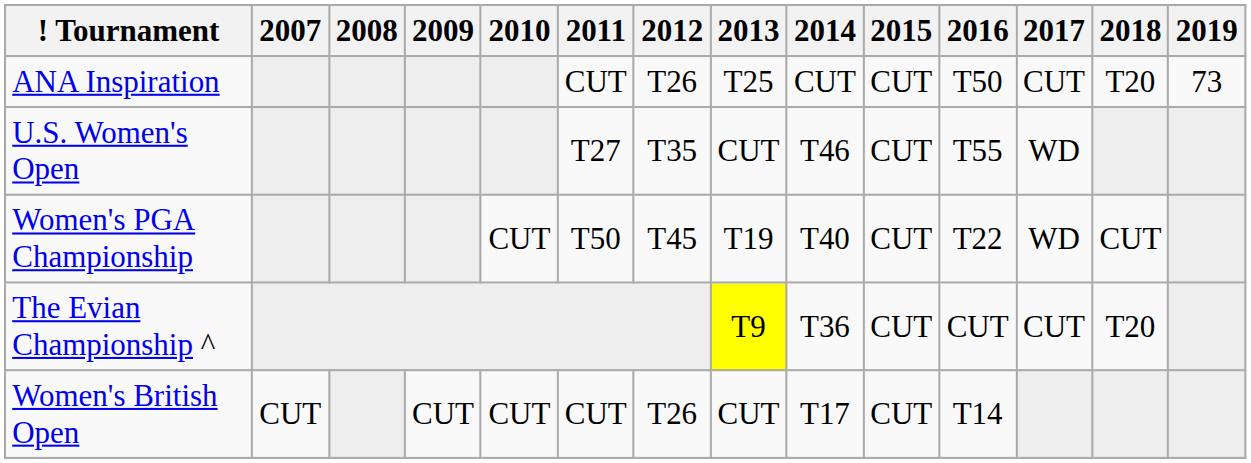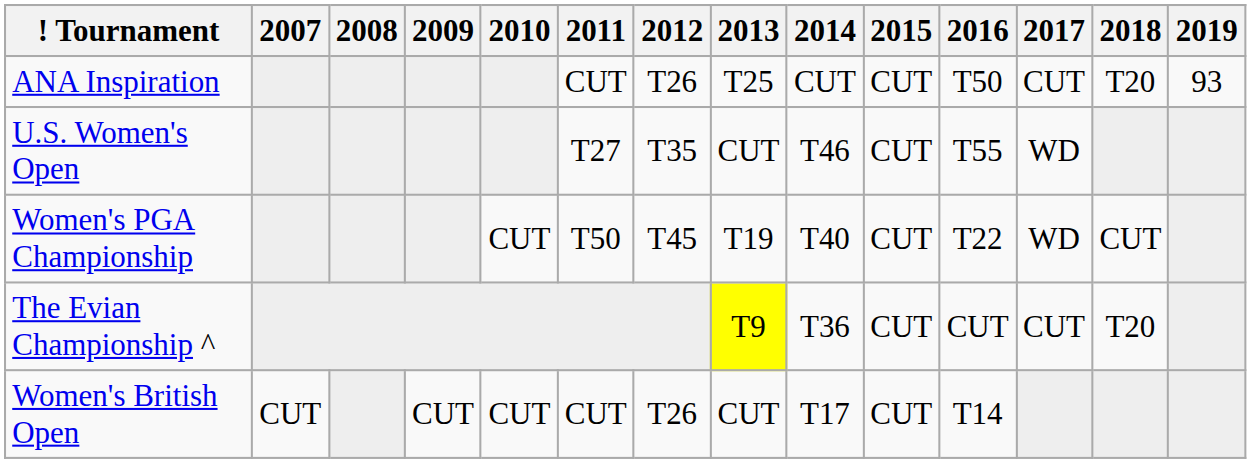(1207, 81) 73 -> (1207, 81) 93
